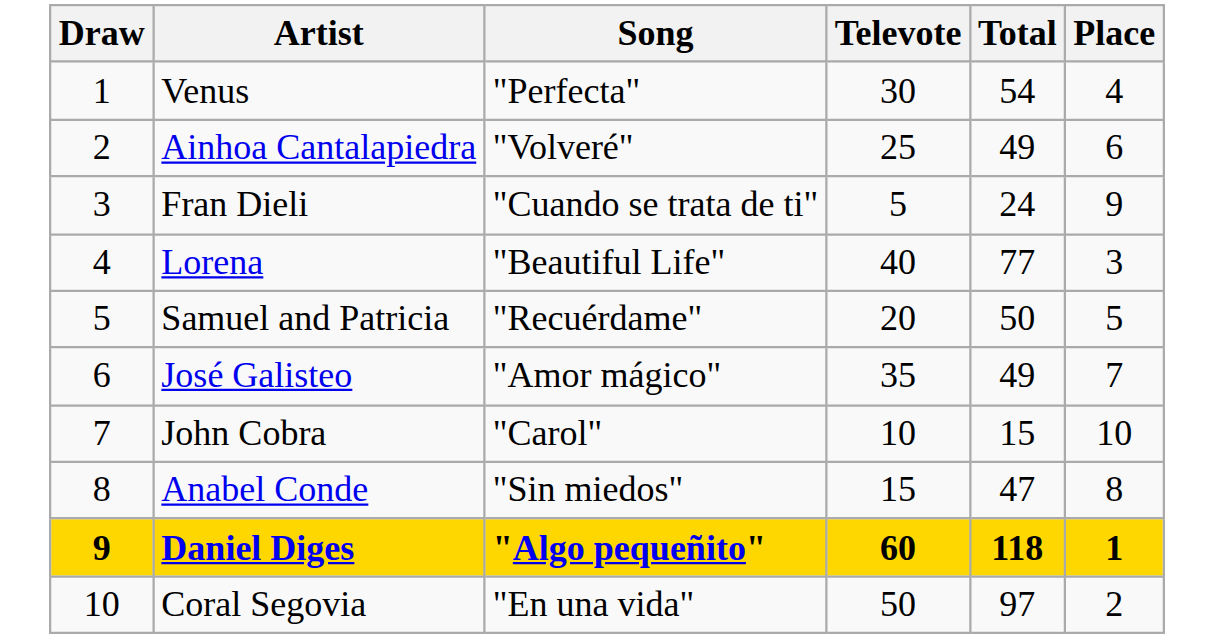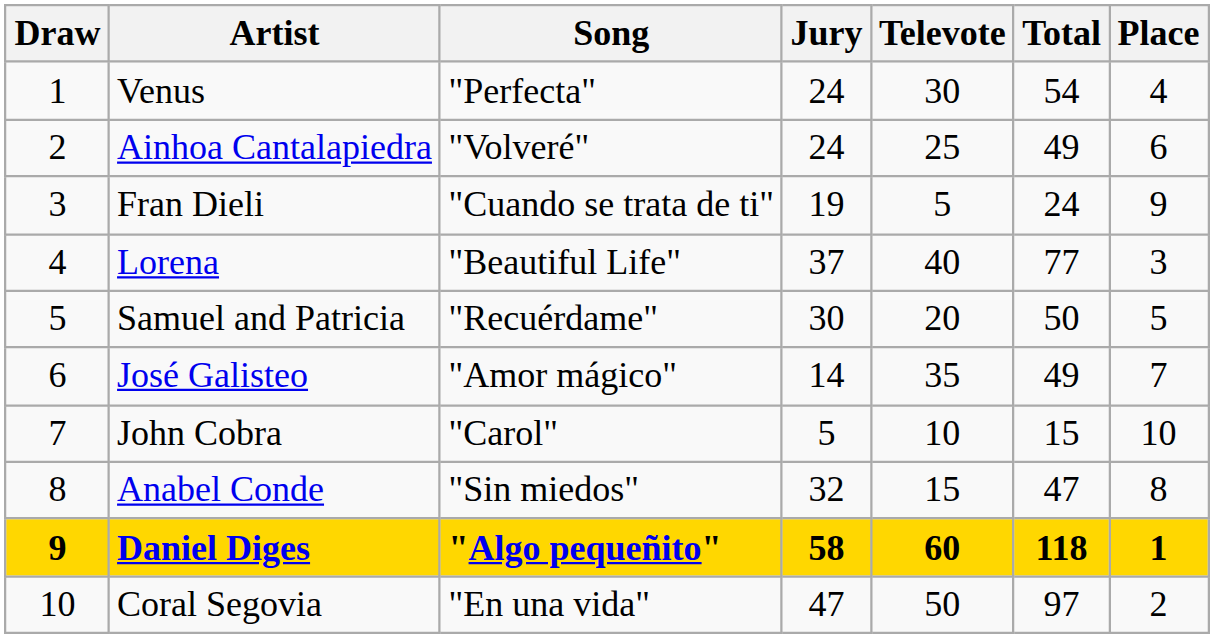+ column: (826, 33)
